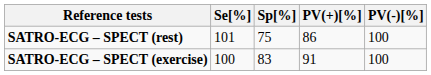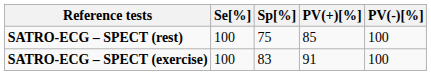(224, 37) 101 -> (224, 37) 100
(310, 37) 86 -> (310, 37) 85
